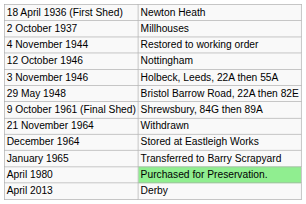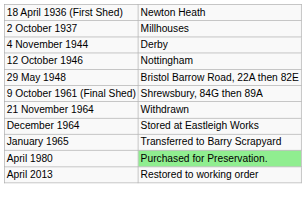(200, 45) Restored to working order -> (154, 45) Derby
- row: (47, 77)
(154, 191) Derby -> (200, 175) Restored to working order
